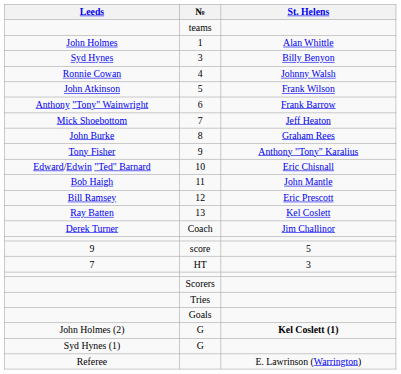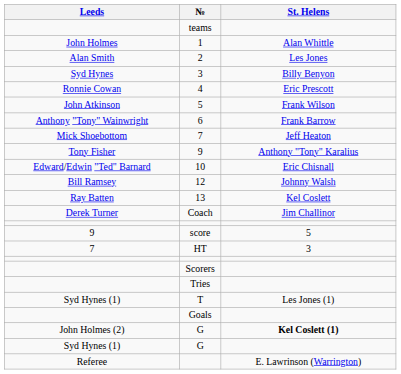+ row: (92, 58)
(308, 74) Johnny Walsh -> (308, 89) Eric Prescott
- row: (92, 136)
- row: (92, 182)
(308, 197) Eric Prescott -> (308, 182) Johnny Walsh
+ row: (92, 299)
